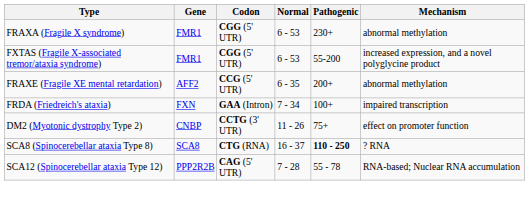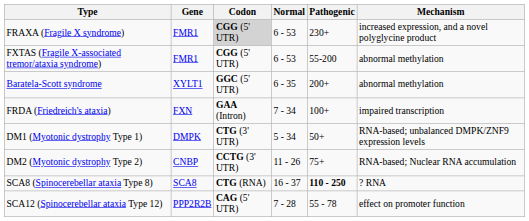(236, 32) no background -> (233, 32) lightgrey background
(405, 32) abnormal methylation -> (423, 32) increased expression, and a novel polyglycine product
(427, 58) increased expression, and a novel polyglycine product -> (401, 58) abnormal methylation
- row: (84, 84)
+ row: (54, 84)
+ row: (74, 136)
(416, 126) effect on promoter function -> (438, 162) RNA-based; Nuclear RNA accumulation
(441, 167) RNA-based; Nuclear RNA accumulation -> (412, 204) effect on promoter function
